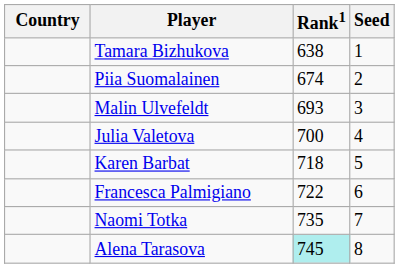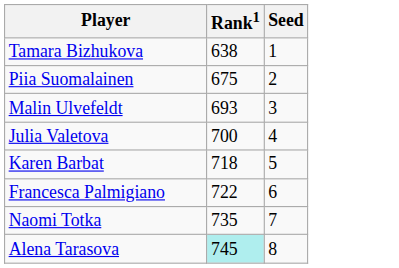- column: (47, 20)
(310, 79) 674 -> (224, 79) 675
